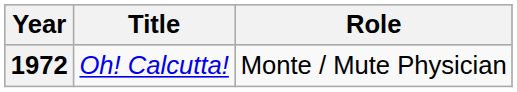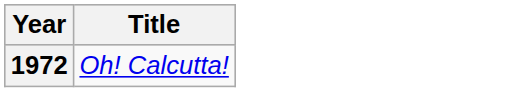- column: (374, 24)
